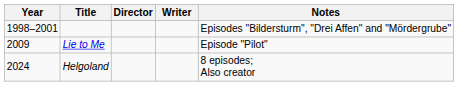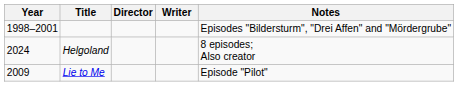rows swapped: (84, 45) <-> (86, 67)
